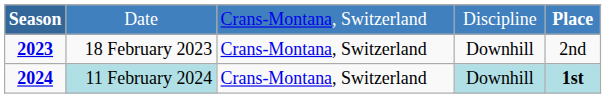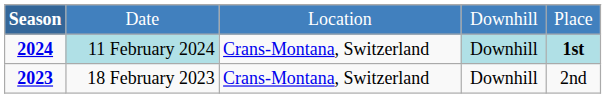(324, 19) Crans-Montana, Switzerland -> (340, 19) Location
(500, 19) Discipline -> (504, 19) Downhill
(573, 19) bold -> (573, 19) normal
rows swapped: (149, 49) <-> (149, 78)
